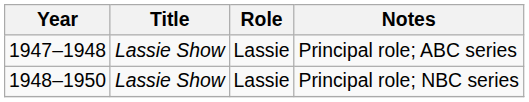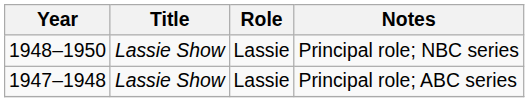rows swapped: (408, 50) <-> (409, 81)
